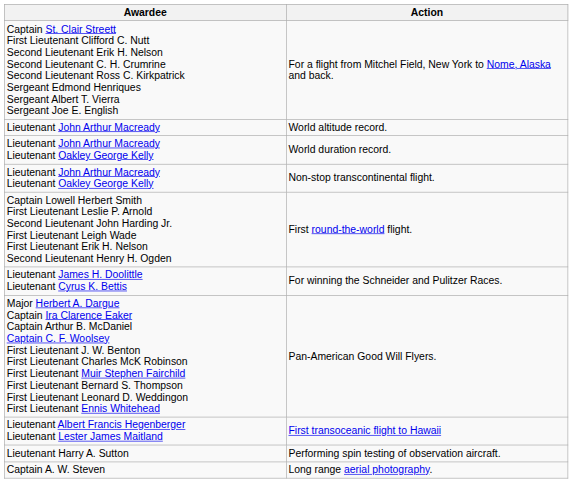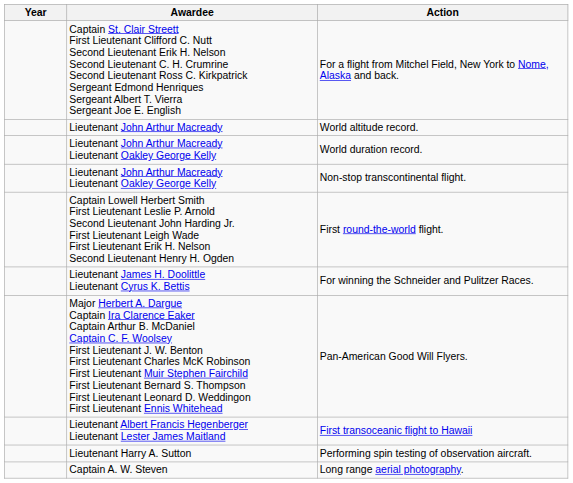+ column: (36, 12)
